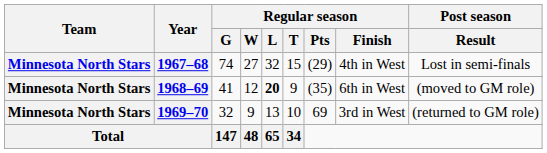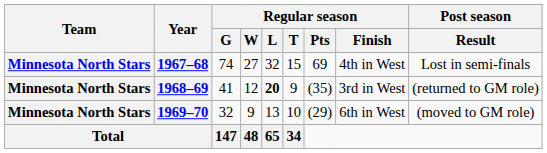(320, 64) (29) -> (320, 64) 69
(372, 88) 6th in West -> (372, 88) 3rd in West
(476, 88) (moved to GM role) -> (476, 88) (returned to GM role)
(320, 112) 69 -> (320, 112) (29)
(372, 112) 3rd in West -> (372, 112) 6th in West
(476, 112) (returned to GM role) -> (476, 112) (moved to GM role)
